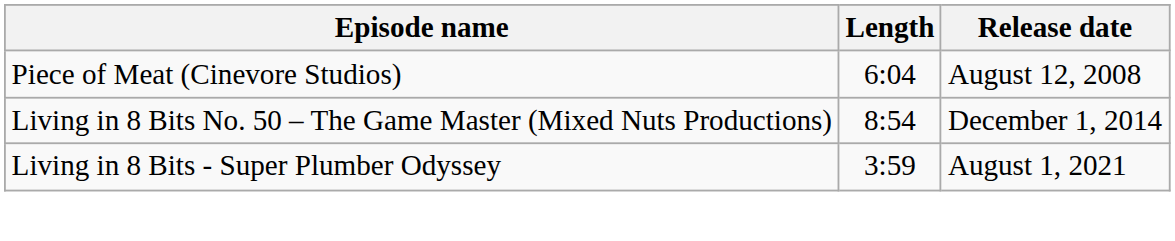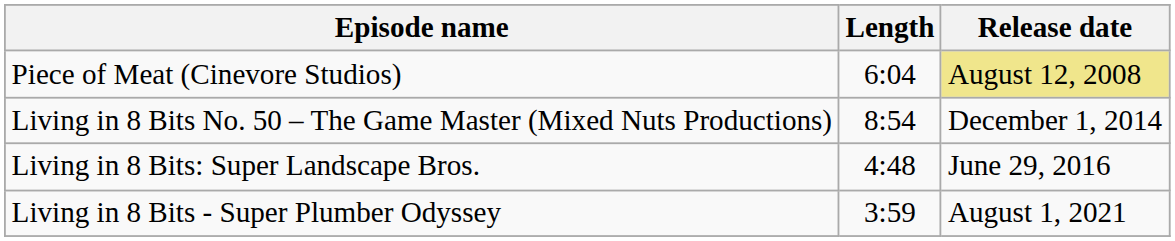(1045, 73) no background -> (1045, 73) khaki background
+ row: (246, 166)
